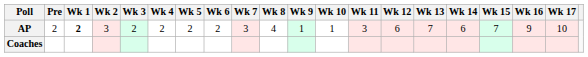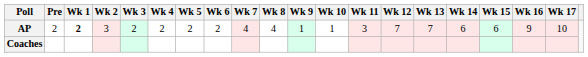(246, 28) 3 -> (246, 28) 4
(397, 28) 6 -> (397, 28) 7
(496, 28) 7 -> (496, 28) 6
